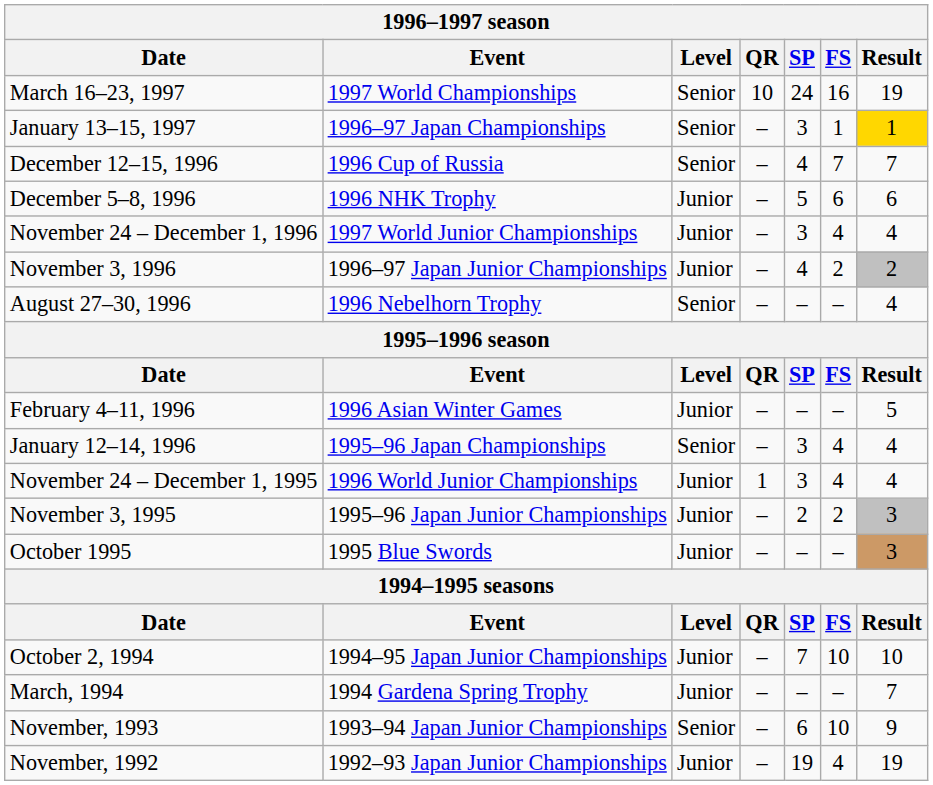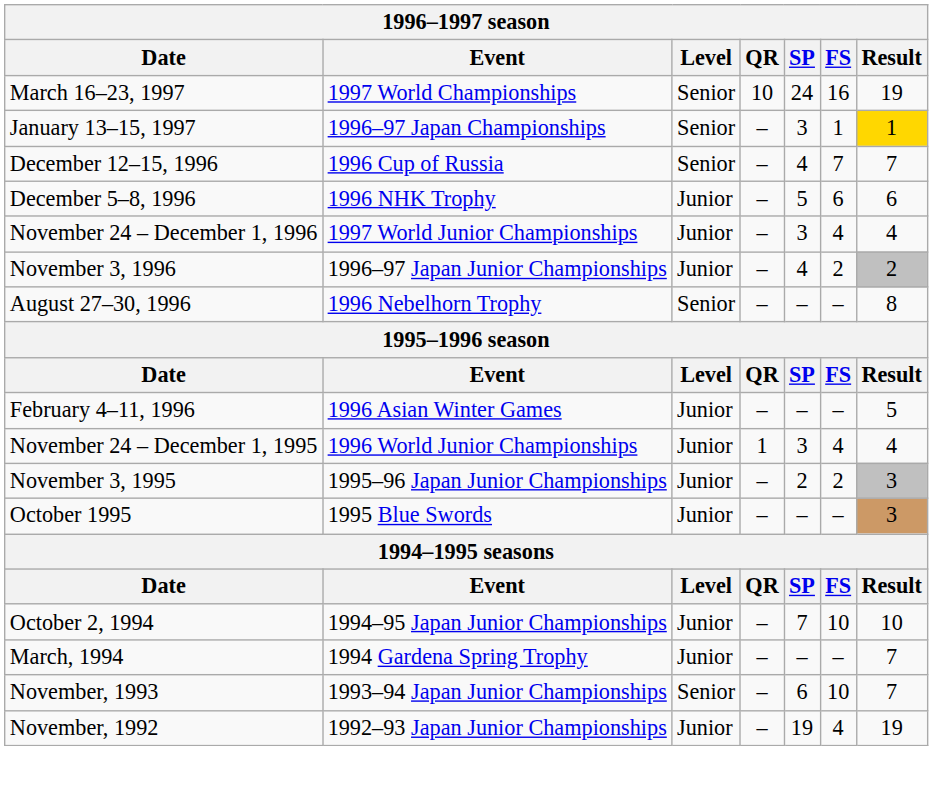(892, 304) 4 -> (892, 304) 8
- row: (103, 445)
(892, 727) 9 -> (892, 692) 7
